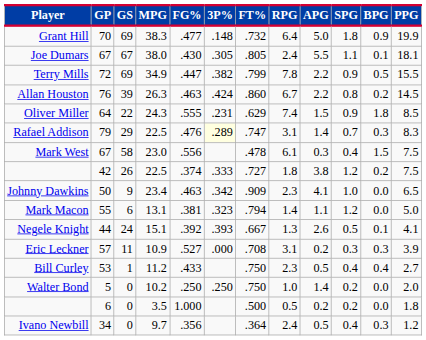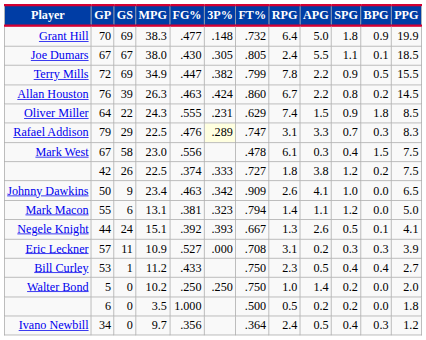(408, 55) 18.1 -> (408, 55) 18.5
(321, 132) 1.4 -> (321, 132) 3.3
(290, 190) 2.3 -> (290, 190) 2.6
